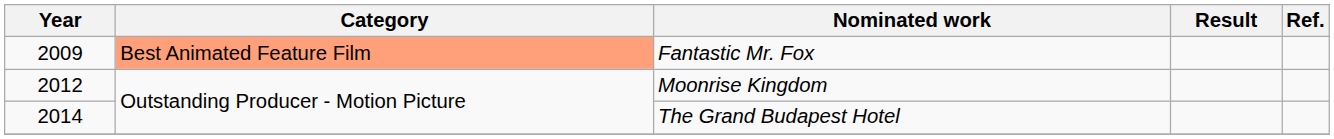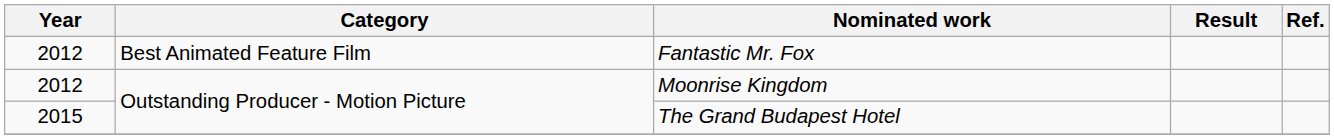(60, 52) 2009 -> (60, 52) 2012
(246, 52) lightsalmon background -> (246, 52) no background
(60, 117) 2014 -> (60, 117) 2015
